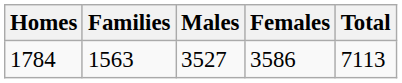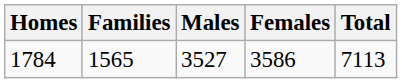(111, 58) 1563 -> (111, 58) 1565
